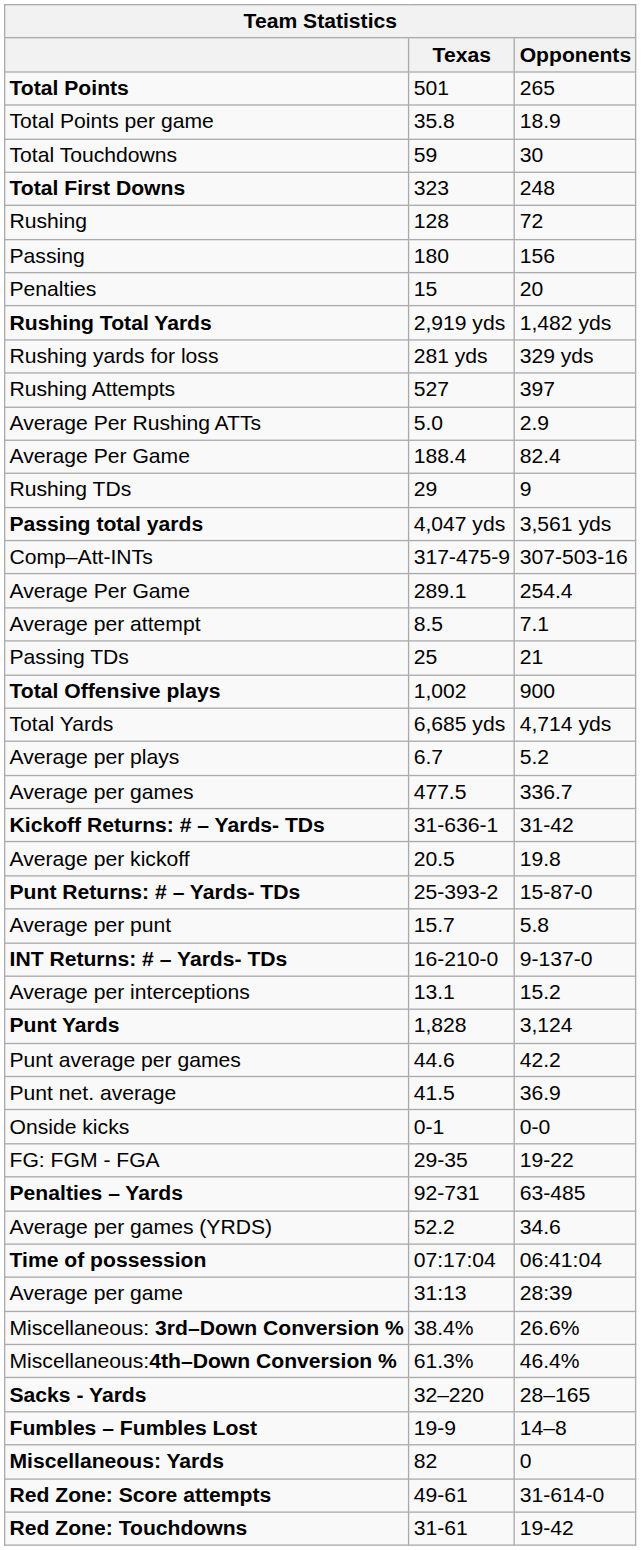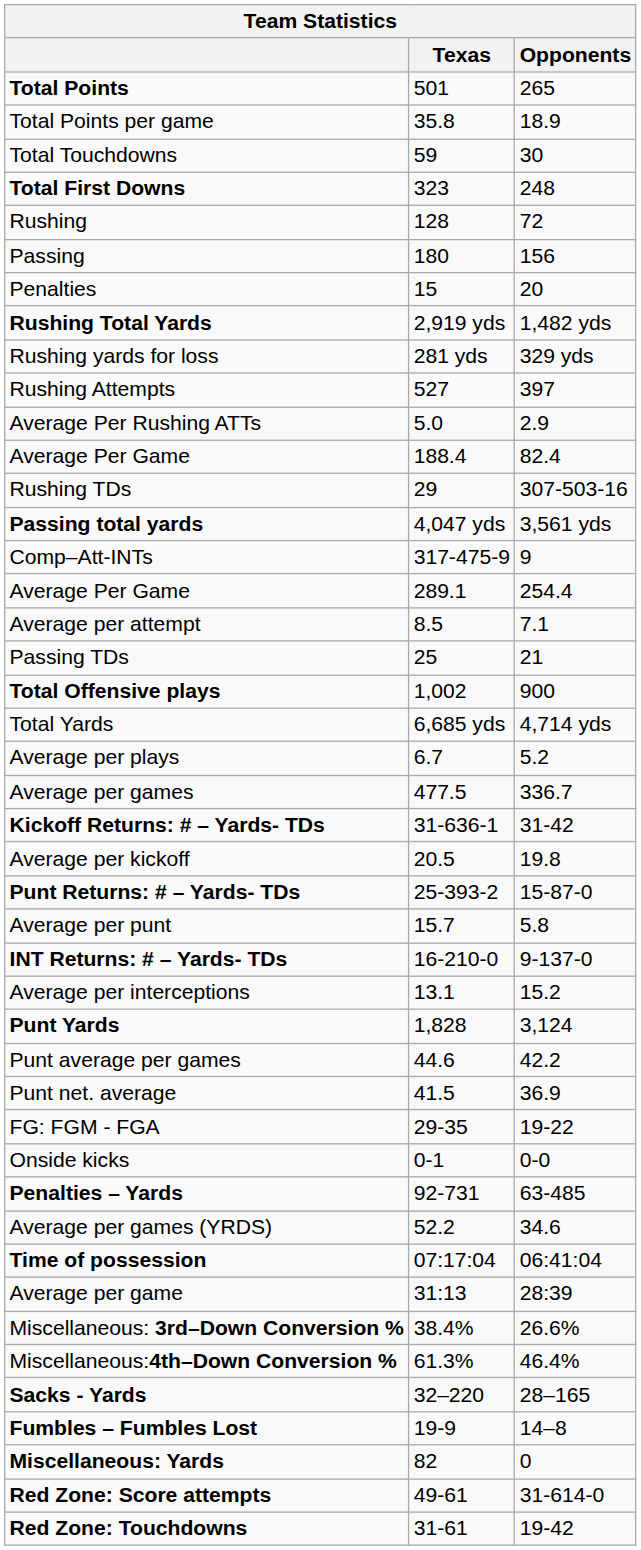(526, 490) 9 -> (574, 490) 307-503-16
(574, 557) 307-503-16 -> (526, 557) 9
rows swapped: (85, 1160) <-> (69, 1126)
